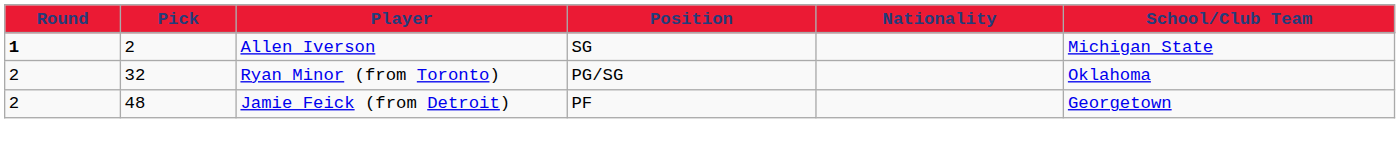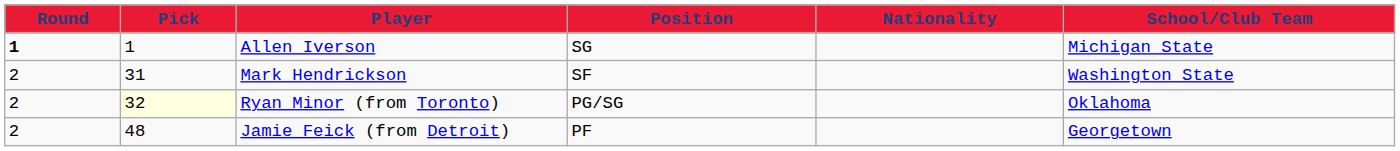(130, 47) 2 -> (130, 47) 1
+ row: (323, 75)
(135, 75) no background -> (135, 103) lightyellow background
